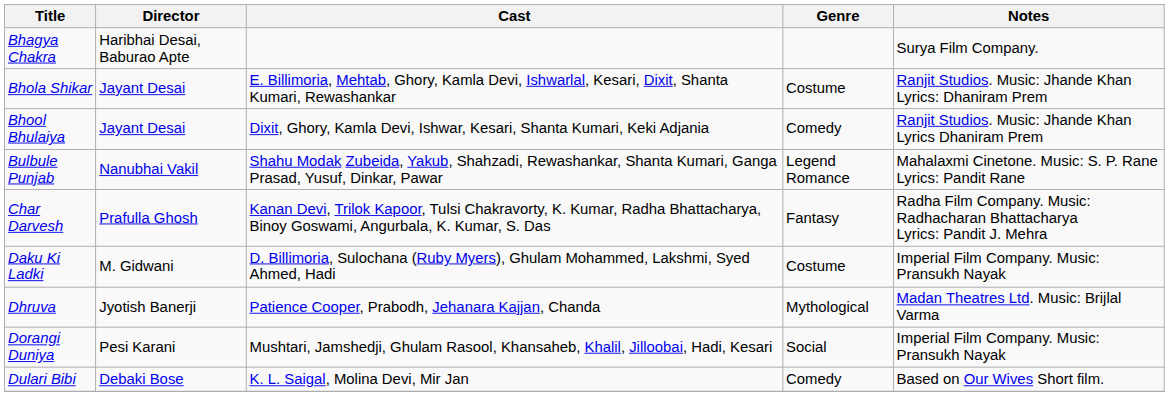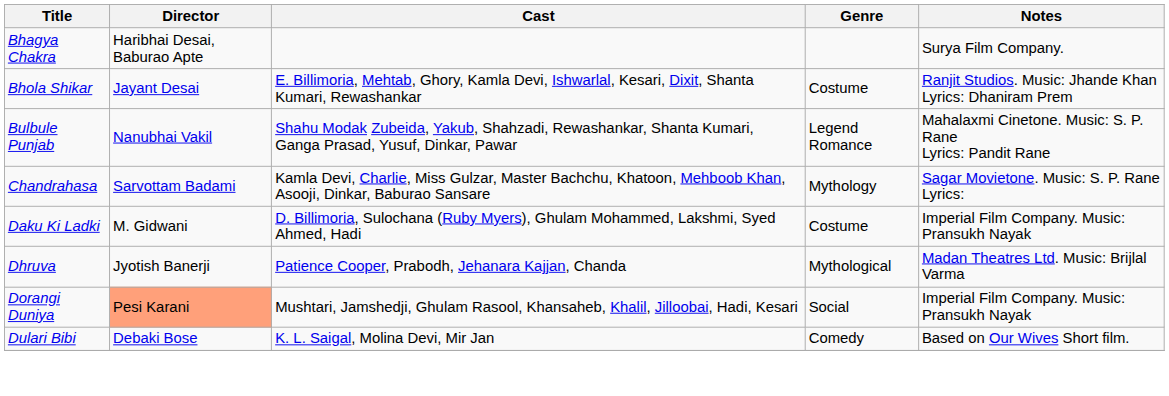- row: (36, 128)
+ row: (53, 186)
- row: (36, 217)
(137, 347) no background -> (151, 307) lightsalmon background
